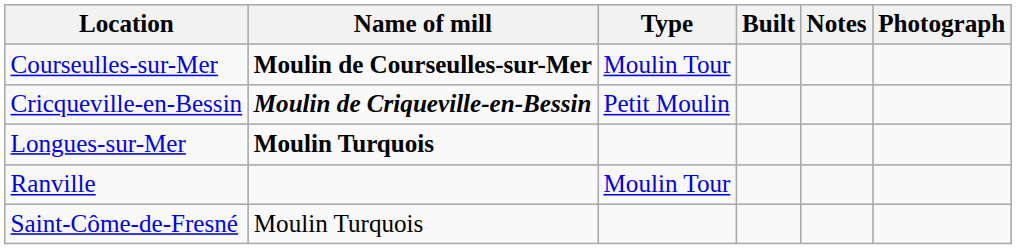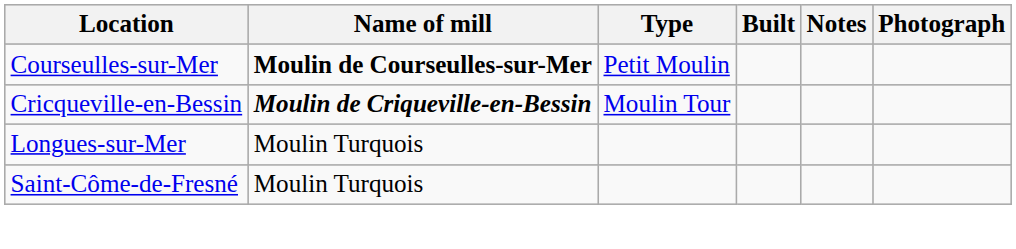(667, 64) Moulin Tour -> (667, 64) Petit Moulin
(667, 104) Petit Moulin -> (667, 104) Moulin Tour
(344, 143) bold -> (339, 143) normal
- row: (53, 183)
